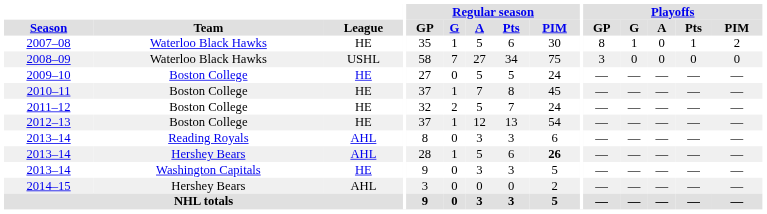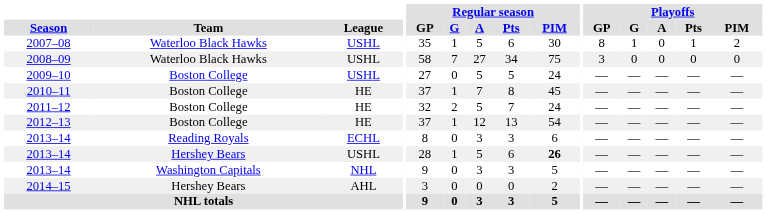(363, 43) HE -> (363, 43) USHL
(363, 75) HE -> (363, 75) USHL
(363, 138) AHL -> (363, 138) ECHL
(363, 154) AHL -> (363, 154) USHL
(363, 170) HE -> (363, 170) NHL
